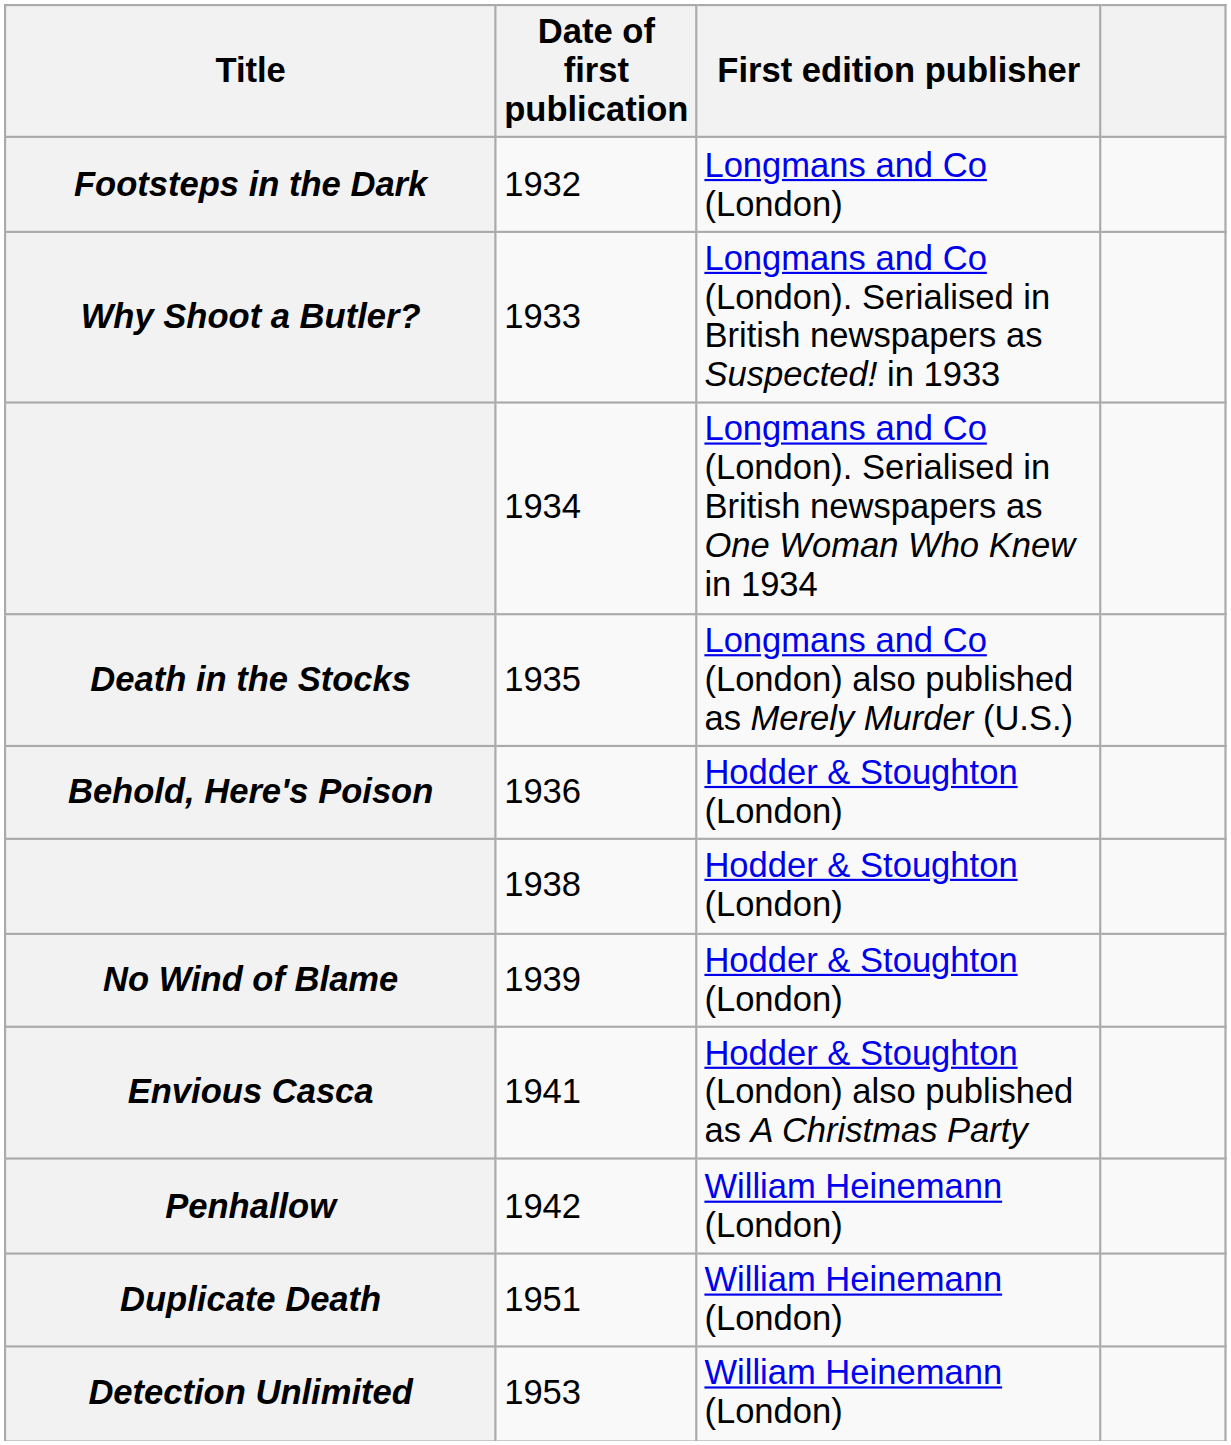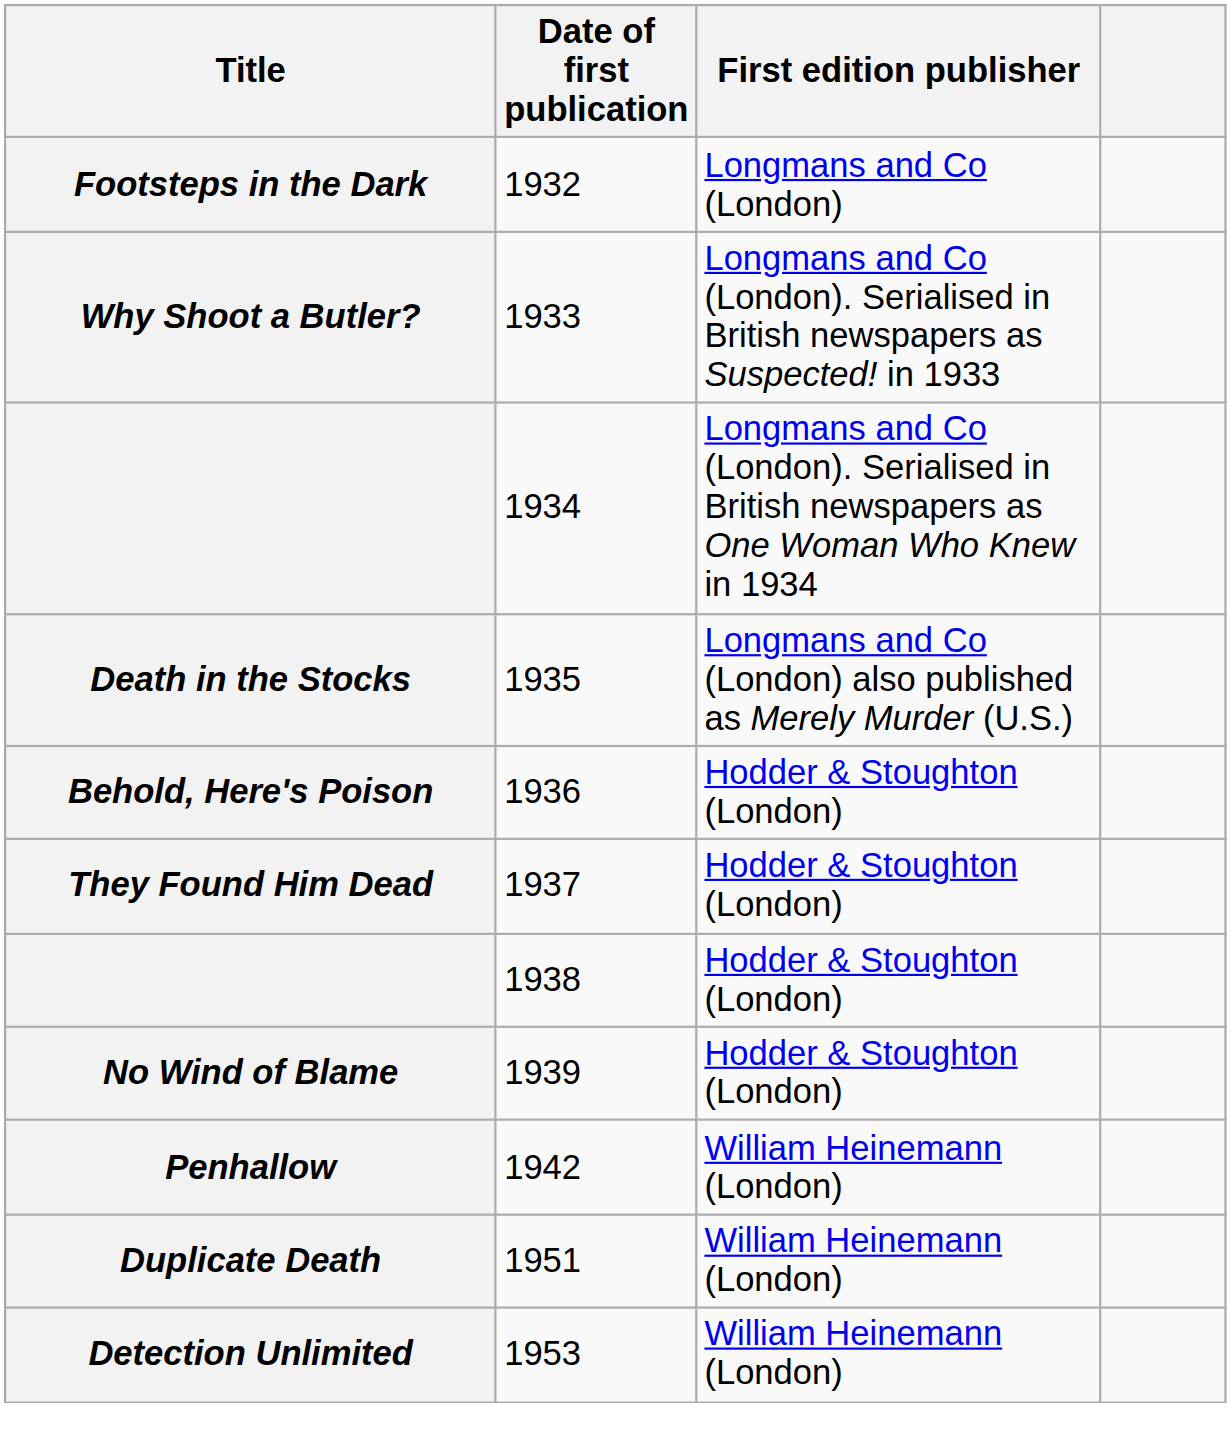+ row: (251, 885)
- row: (251, 1092)
